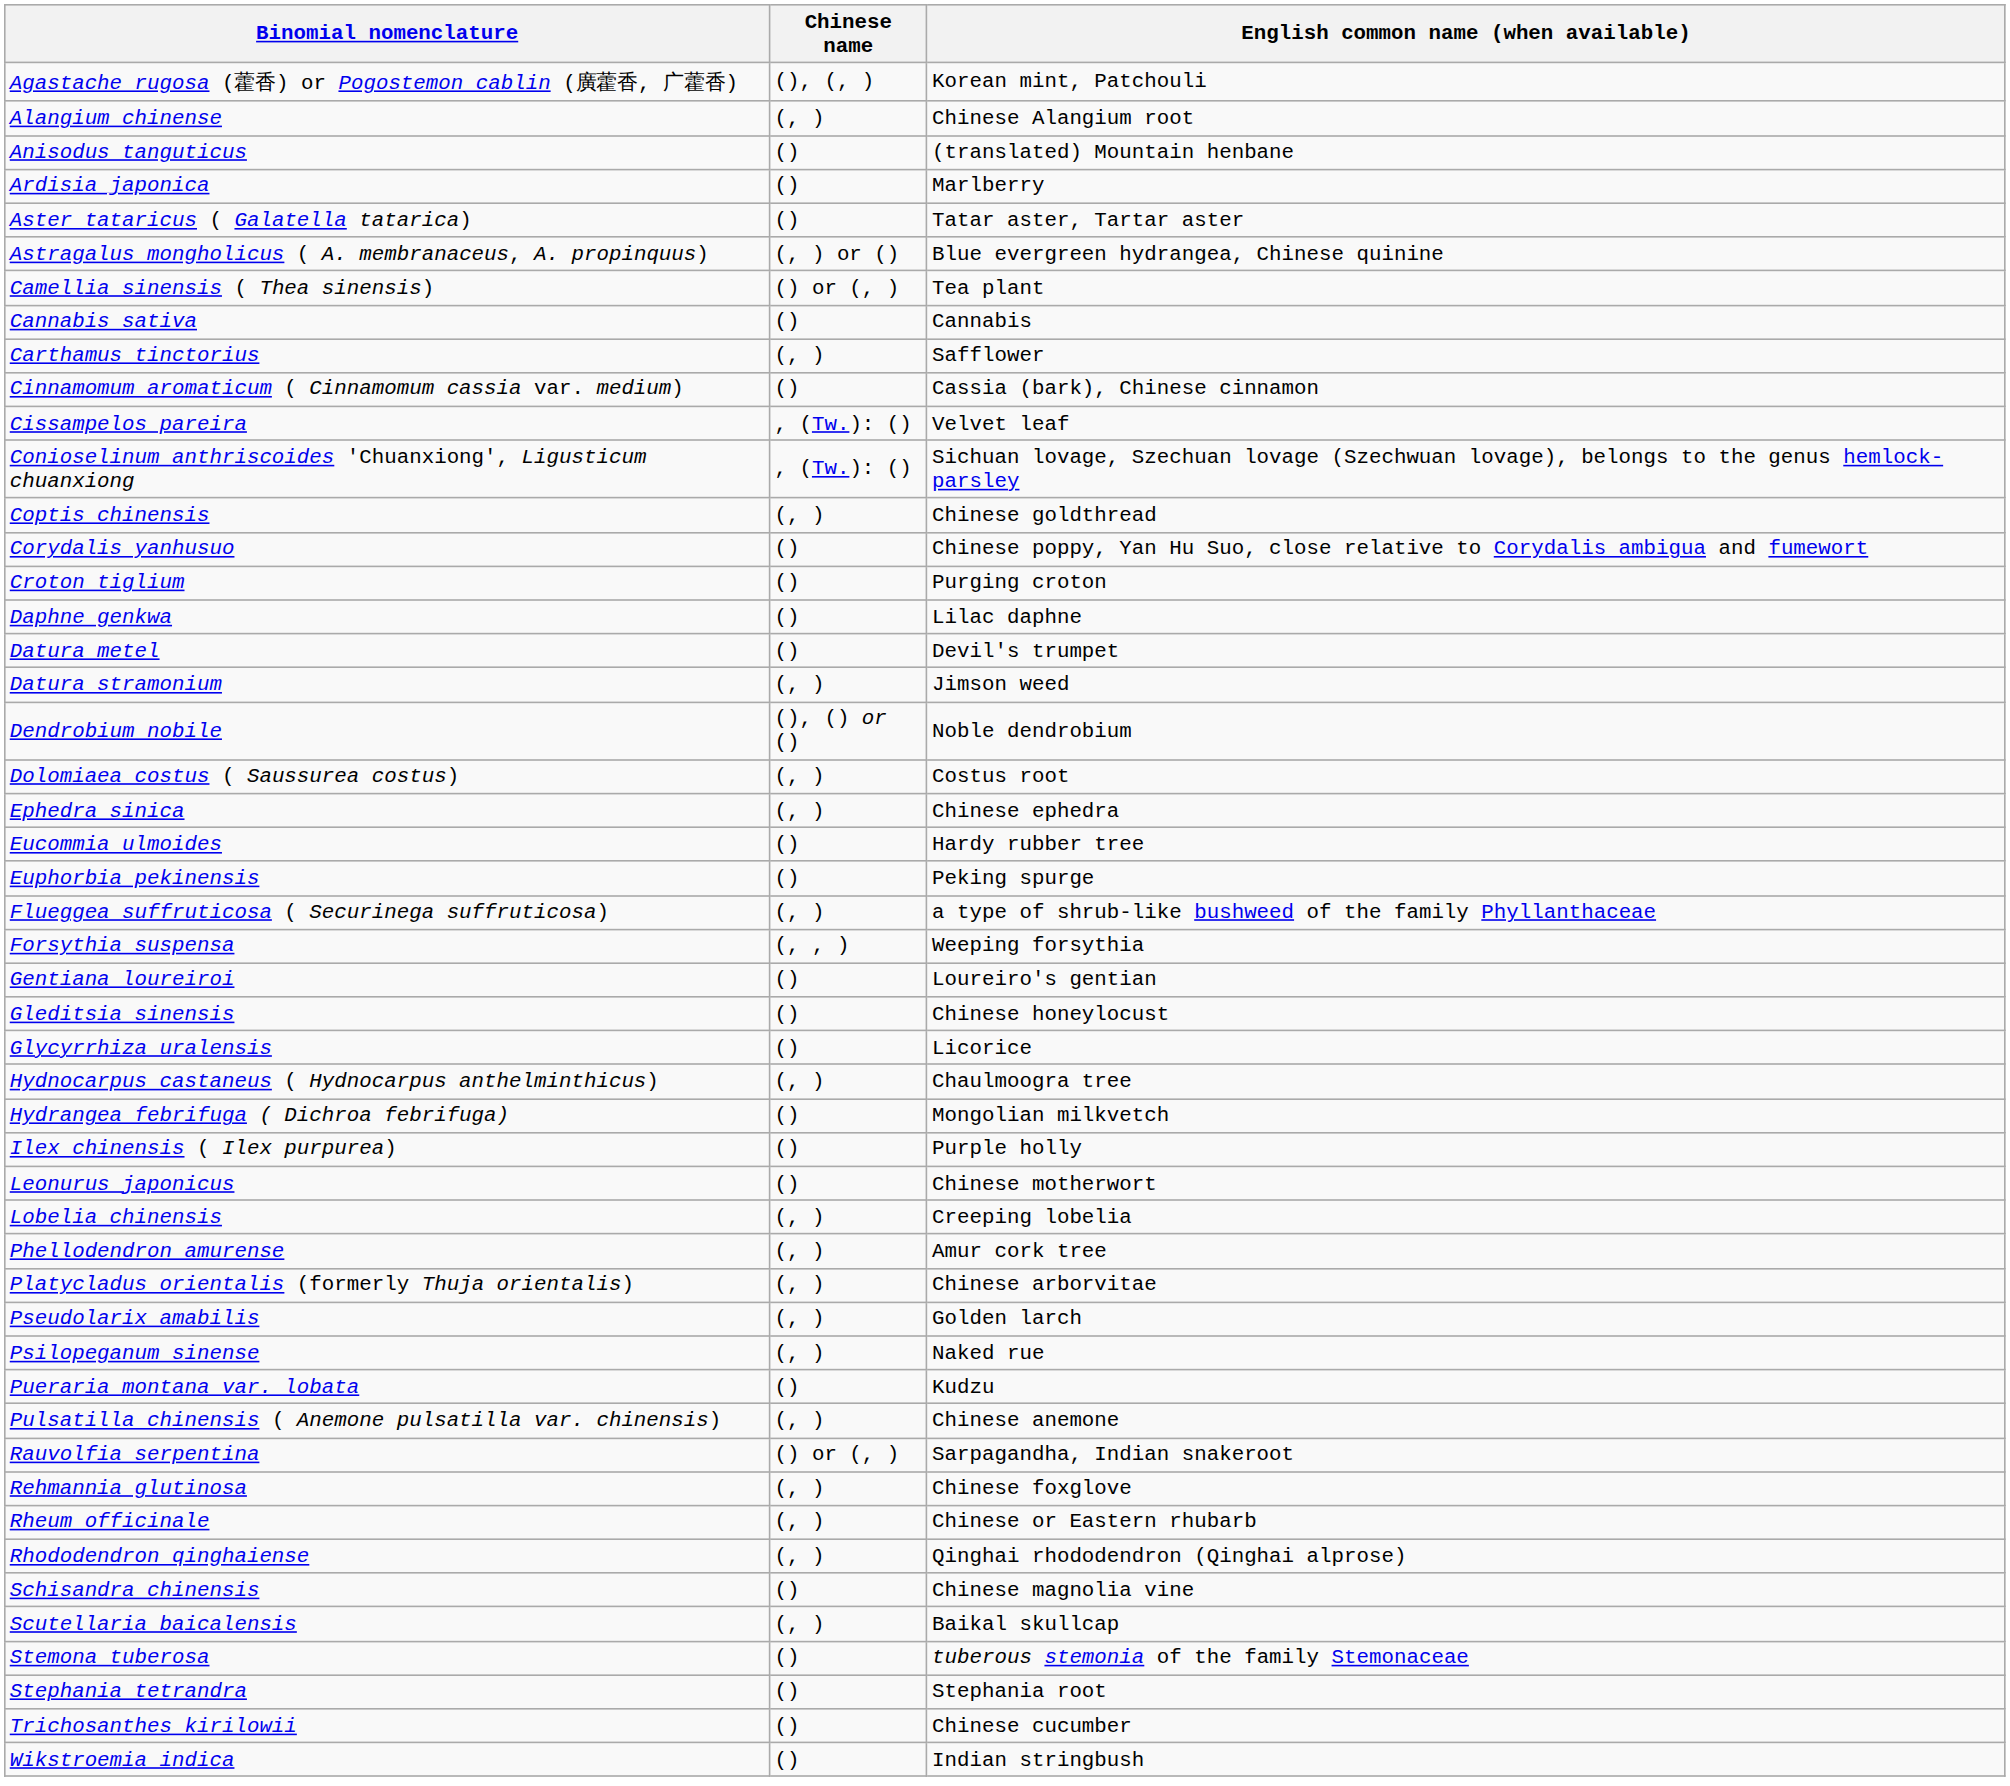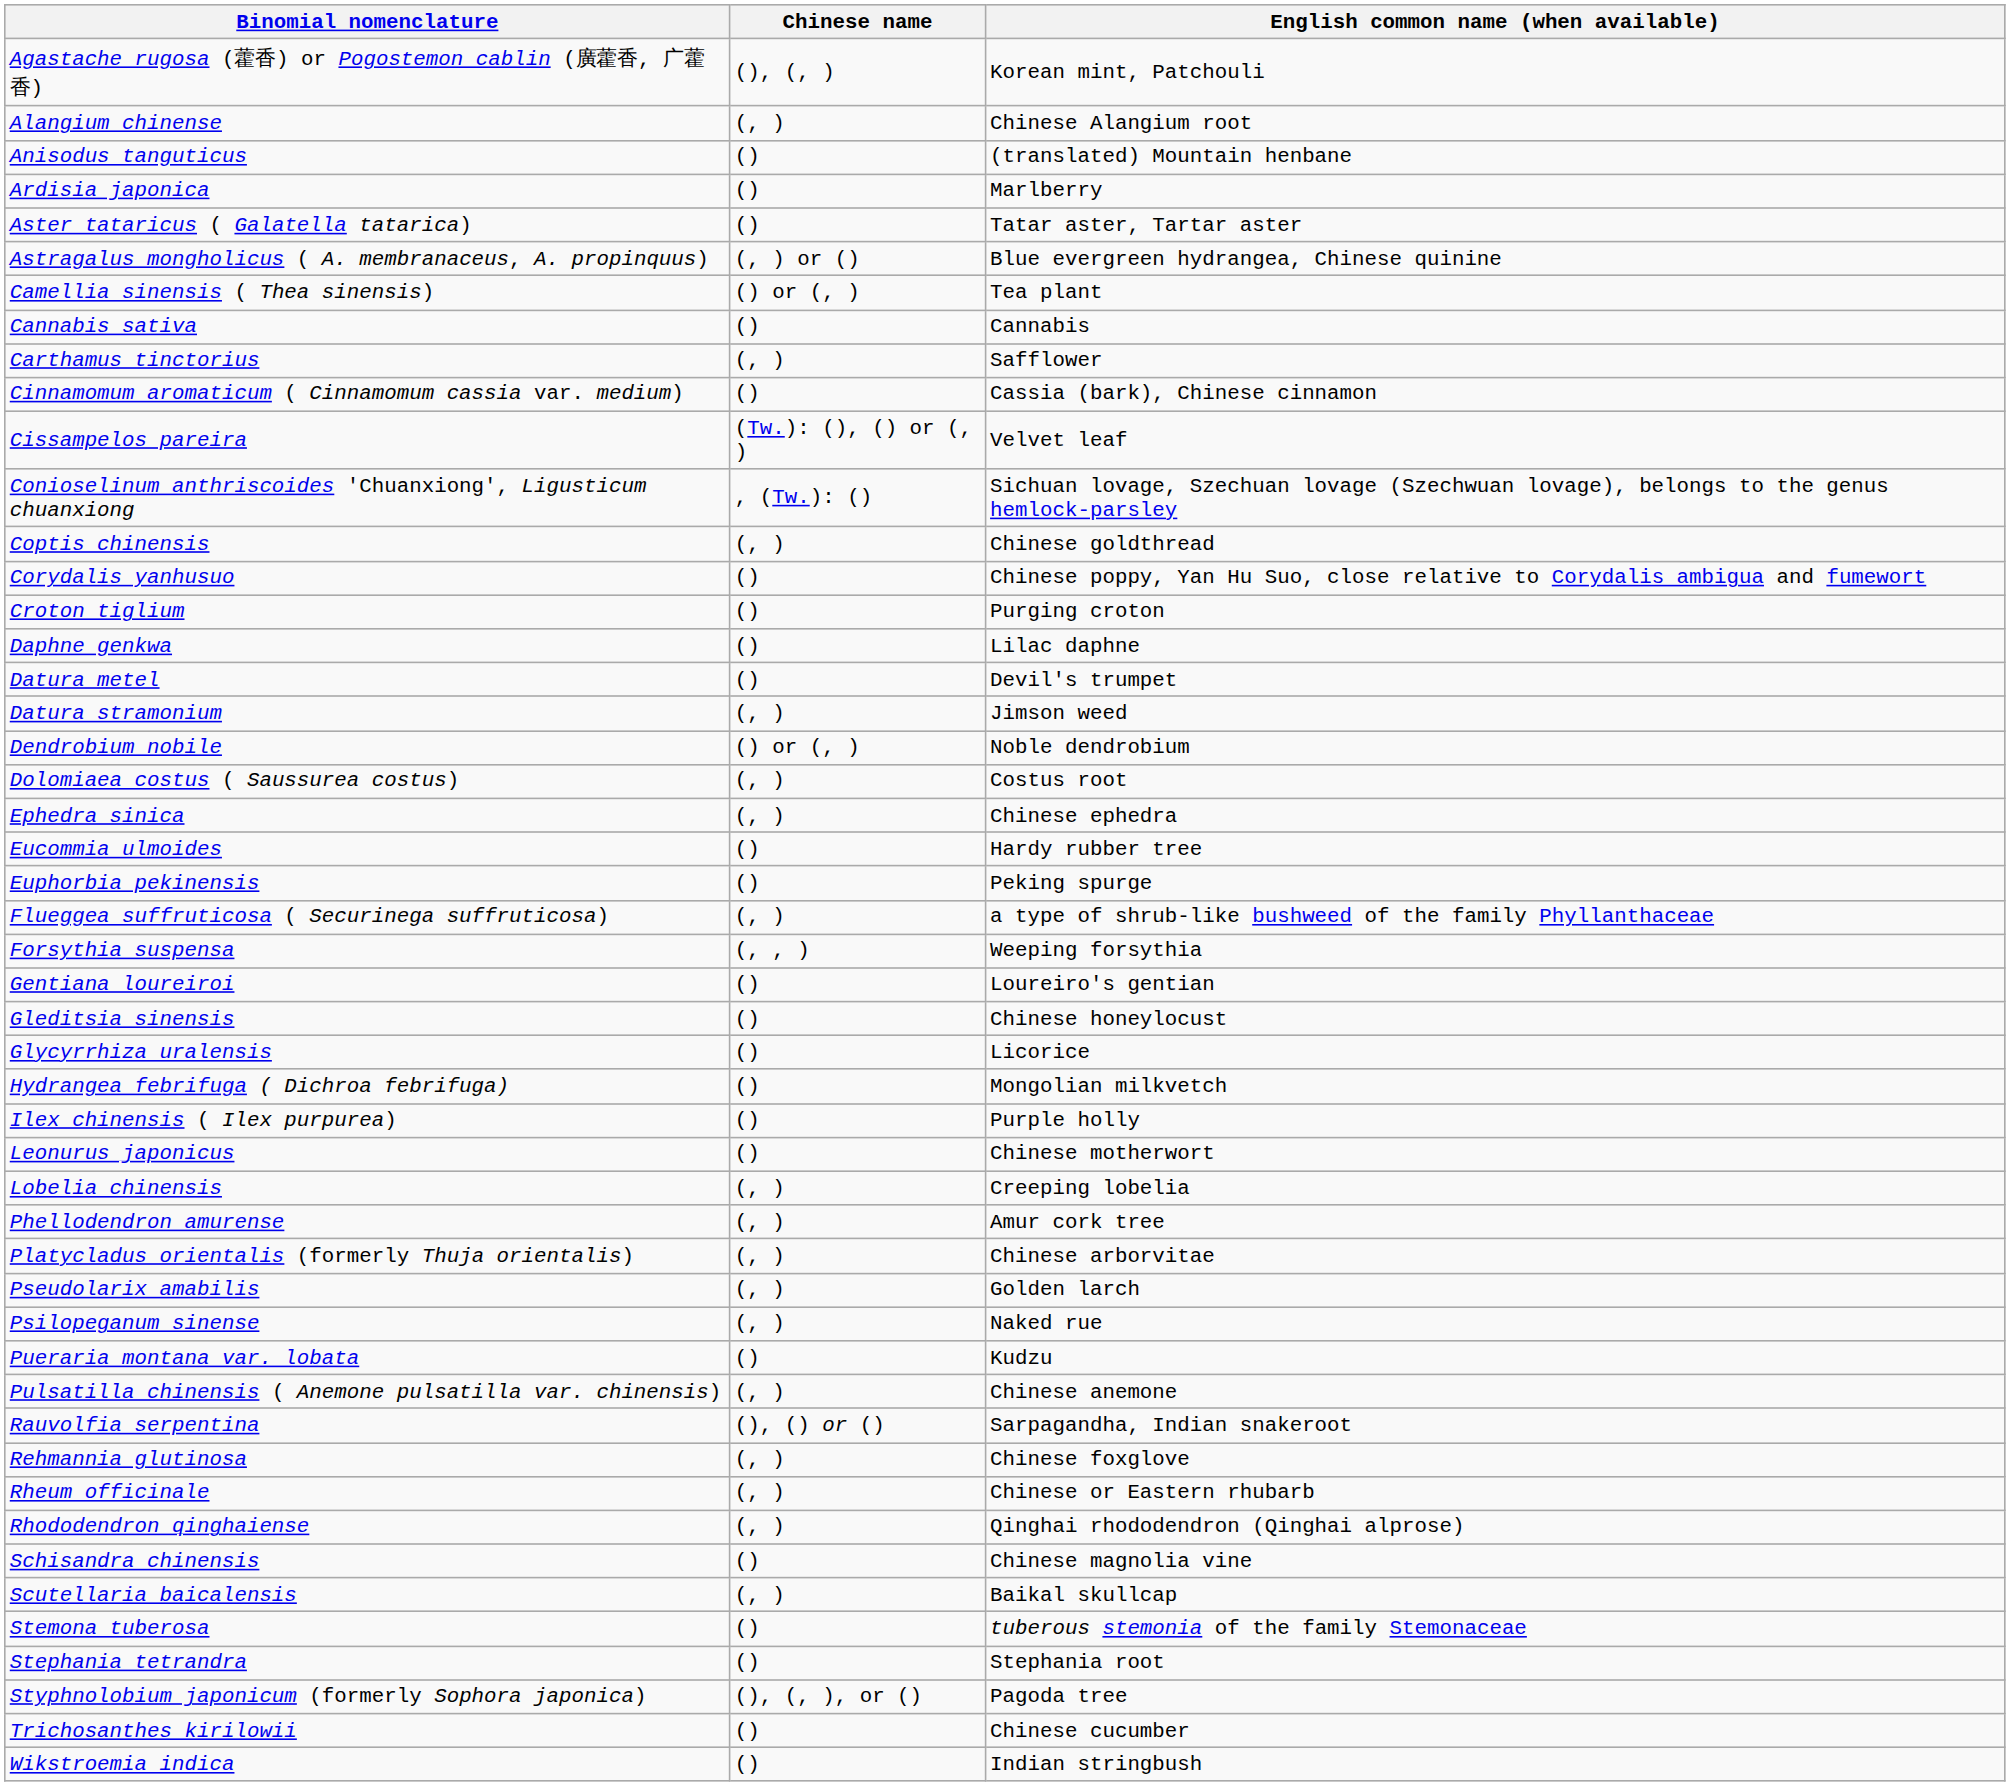(843, 423) , (Tw.): () -> (853, 440) (Tw.): (), () or (, )
(831, 731) (), () or () -> (797, 747) () or (, )
- row: (334, 1082)
(837, 1455) () or (, ) -> (810, 1425) (), () or ()
+ row: (328, 1697)
